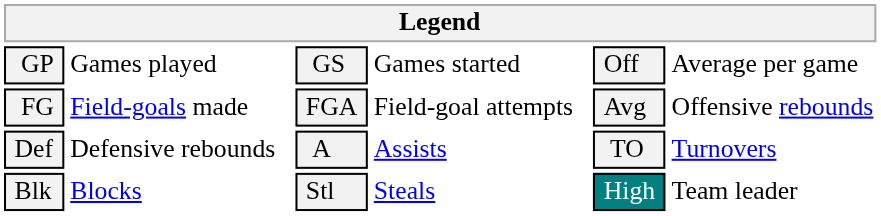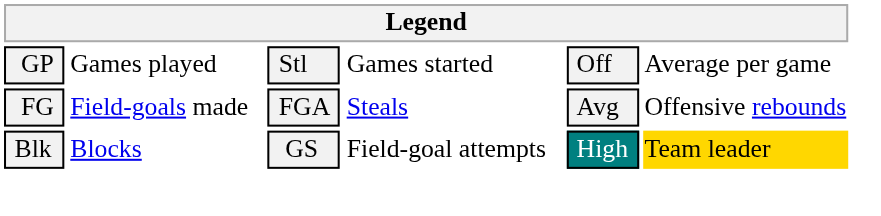(326, 64) GS -> (293, 64) Stl
(473, 107) Field-goal attempts -> (377, 107) Steals
- row: (34, 149)
(320, 191) Stl -> (298, 149) GS
(405, 191) Steals -> (446, 149) Field-goal attempts
(735, 191) no background -> (708, 149) gold background
